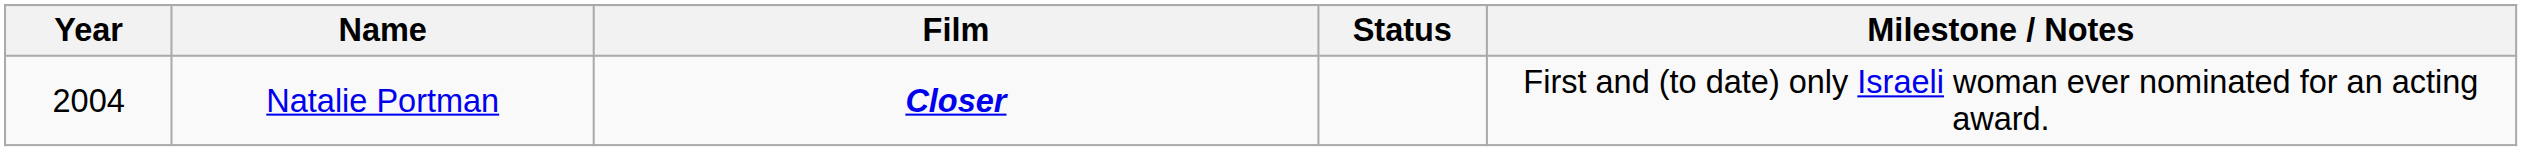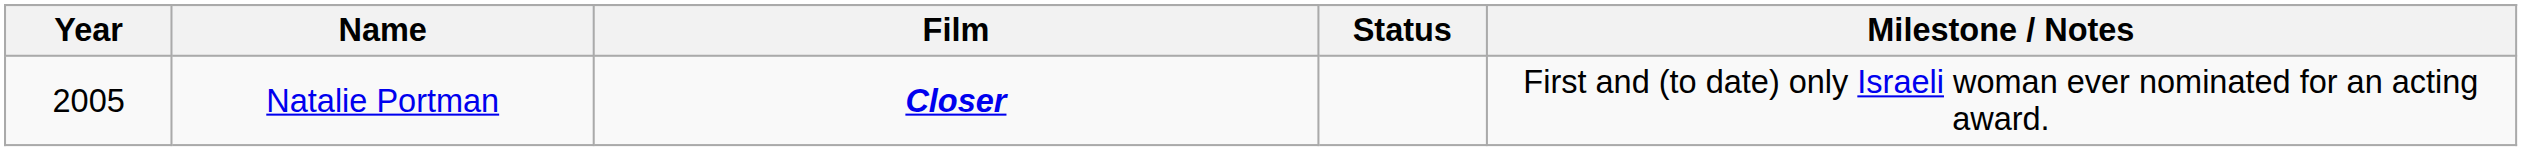(89, 100) 2004 -> (89, 100) 2005
